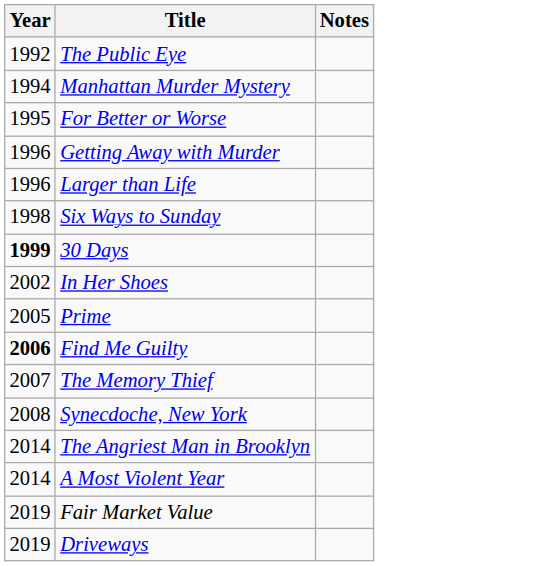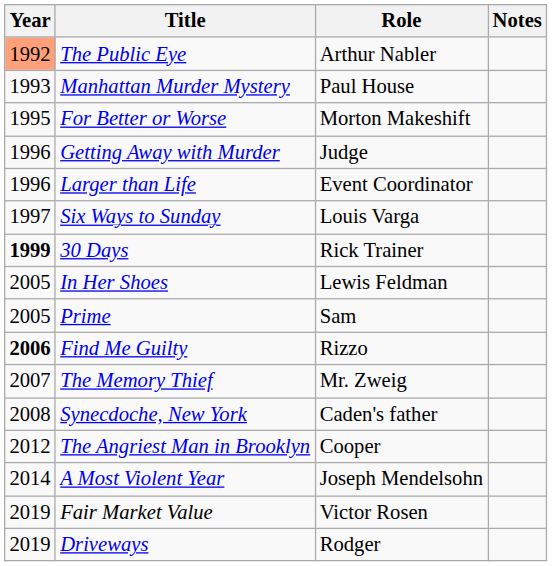+ column: (401, 20)
(30, 53) no background -> (30, 53) lightsalmon background
(30, 86) 1994 -> (30, 86) 1993
(30, 217) 1998 -> (30, 217) 1997
(30, 282) 2002 -> (30, 282) 2005
(30, 446) 2014 -> (30, 446) 2012
